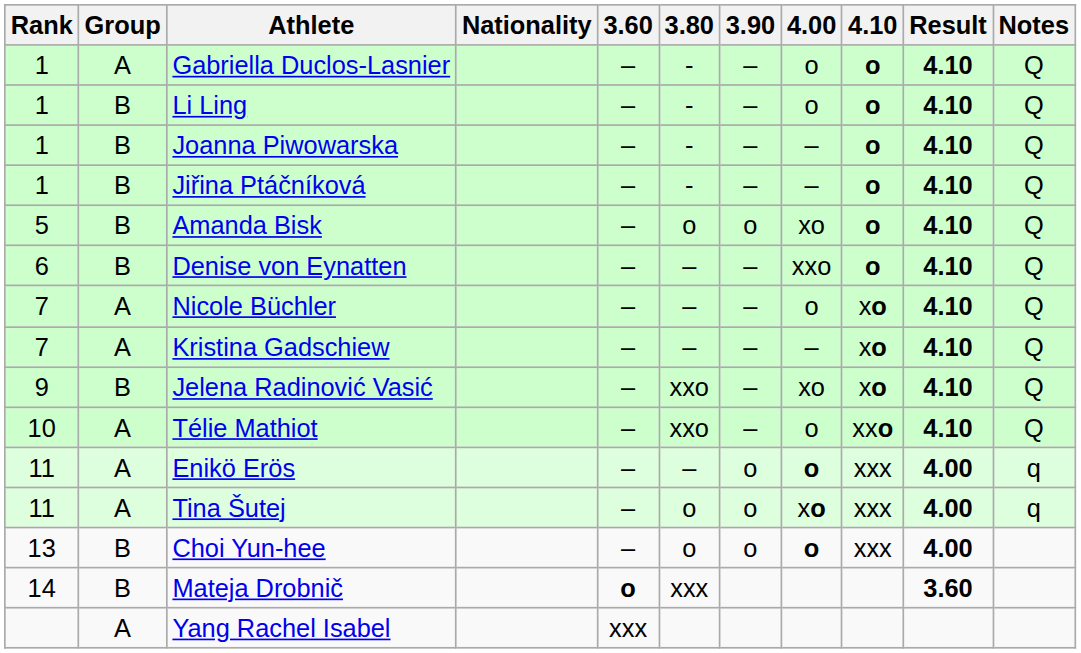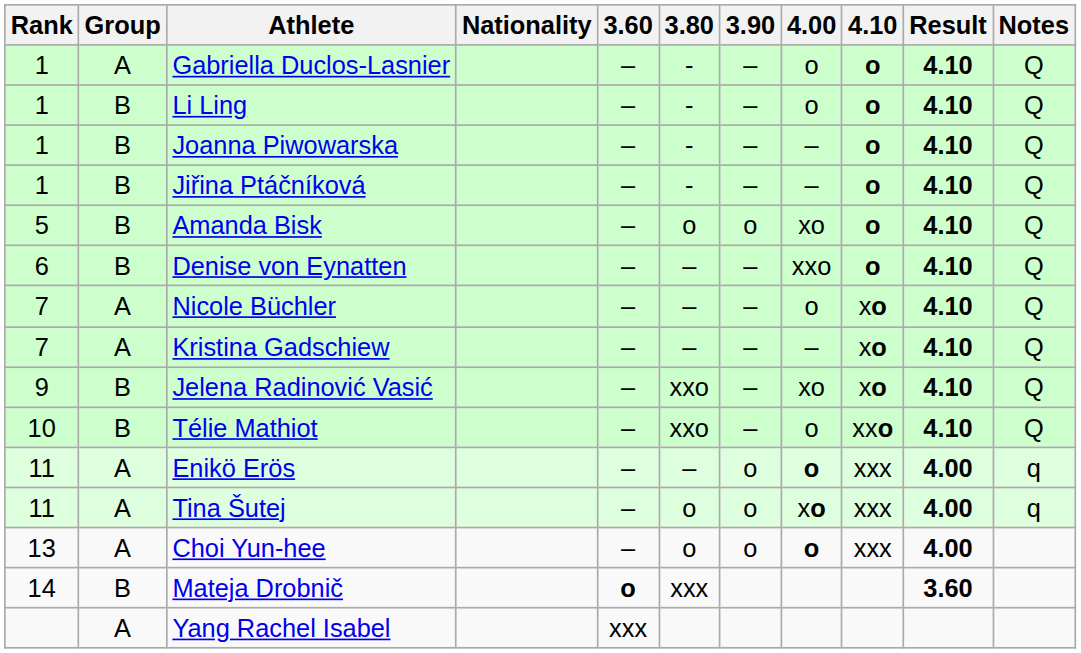(123, 427) A -> (123, 427) B
(123, 548) B -> (123, 548) A
